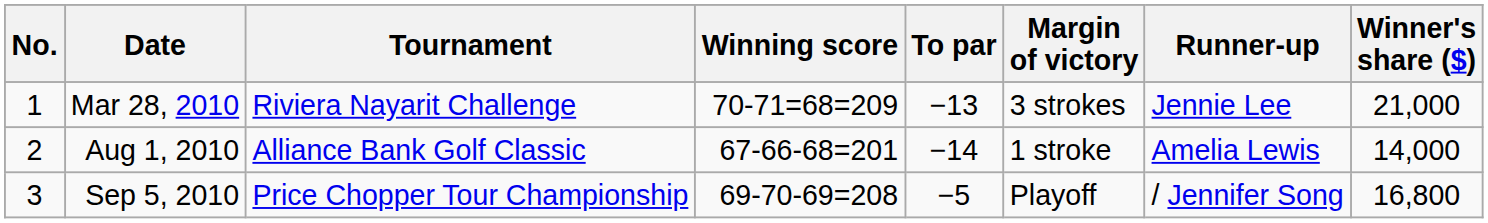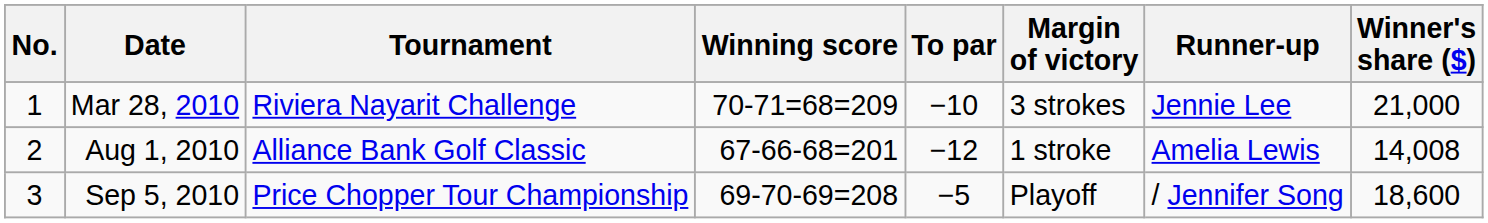(954, 105) −13 -> (954, 105) −10
(954, 150) −14 -> (954, 150) −12
(1417, 150) 14,000 -> (1417, 150) 14,008
(1417, 195) 16,800 -> (1417, 195) 18,600
